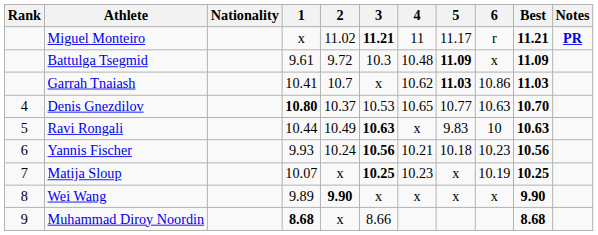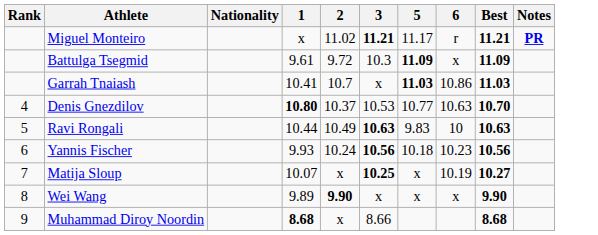- column: (417, 15)
(533, 173) 10.25 -> (494, 173) 10.27
